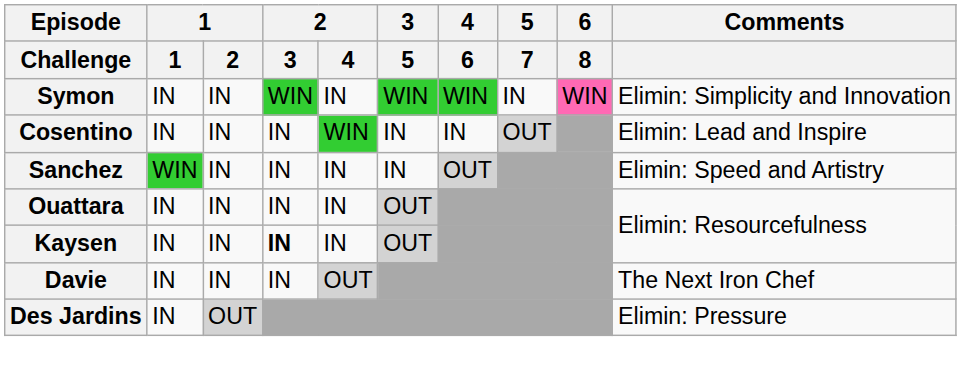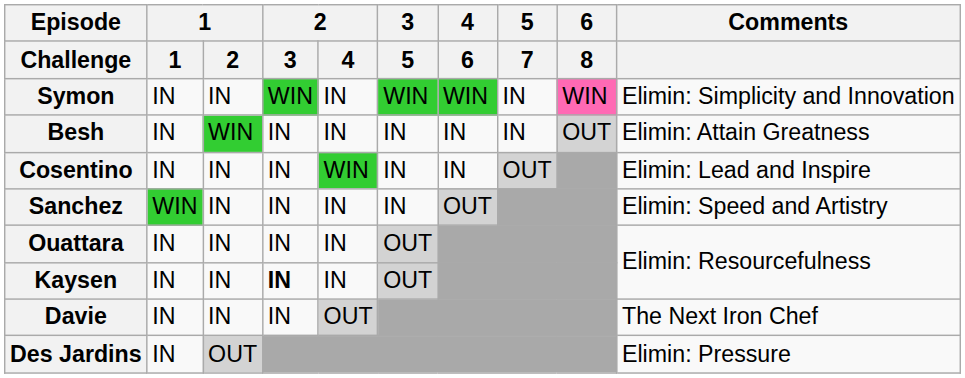+ row: (76, 133)
